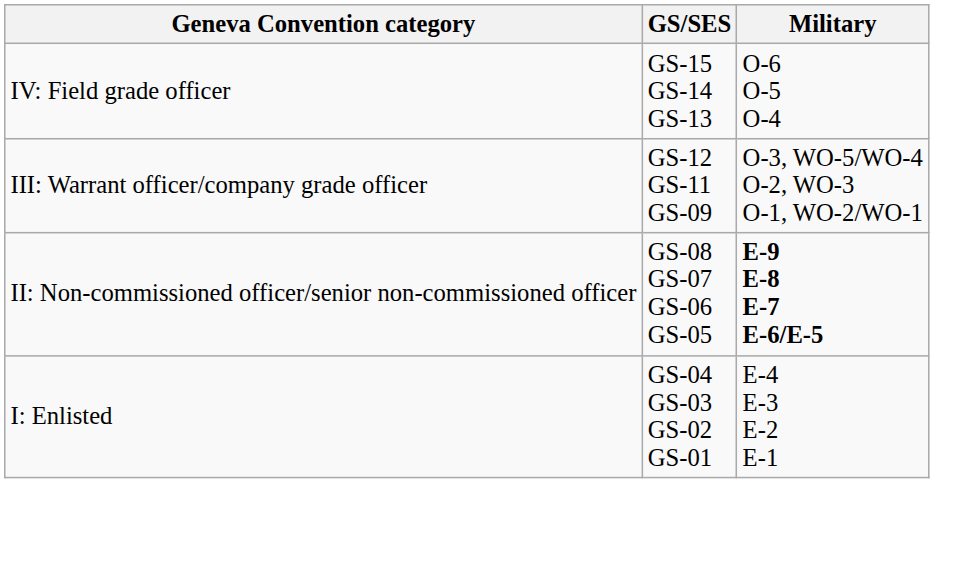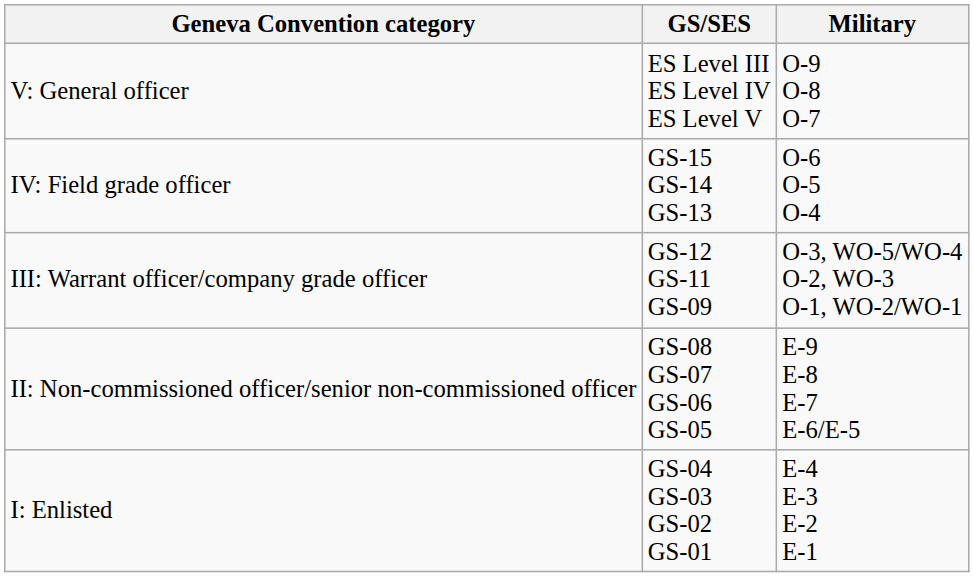+ row: (100, 90)
(783, 293) bold -> (821, 388) normal
